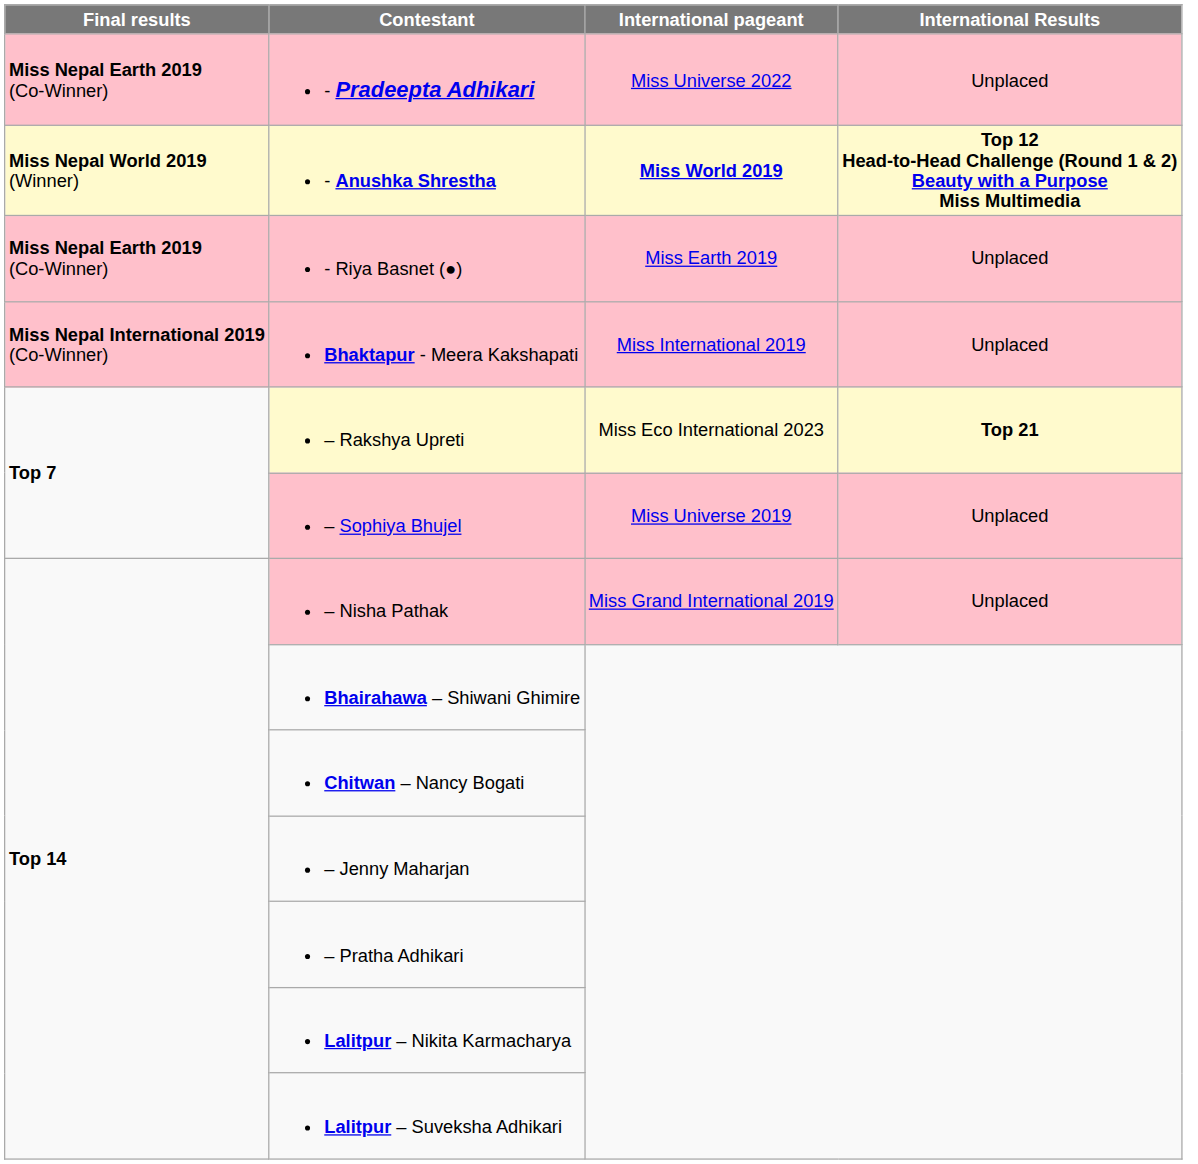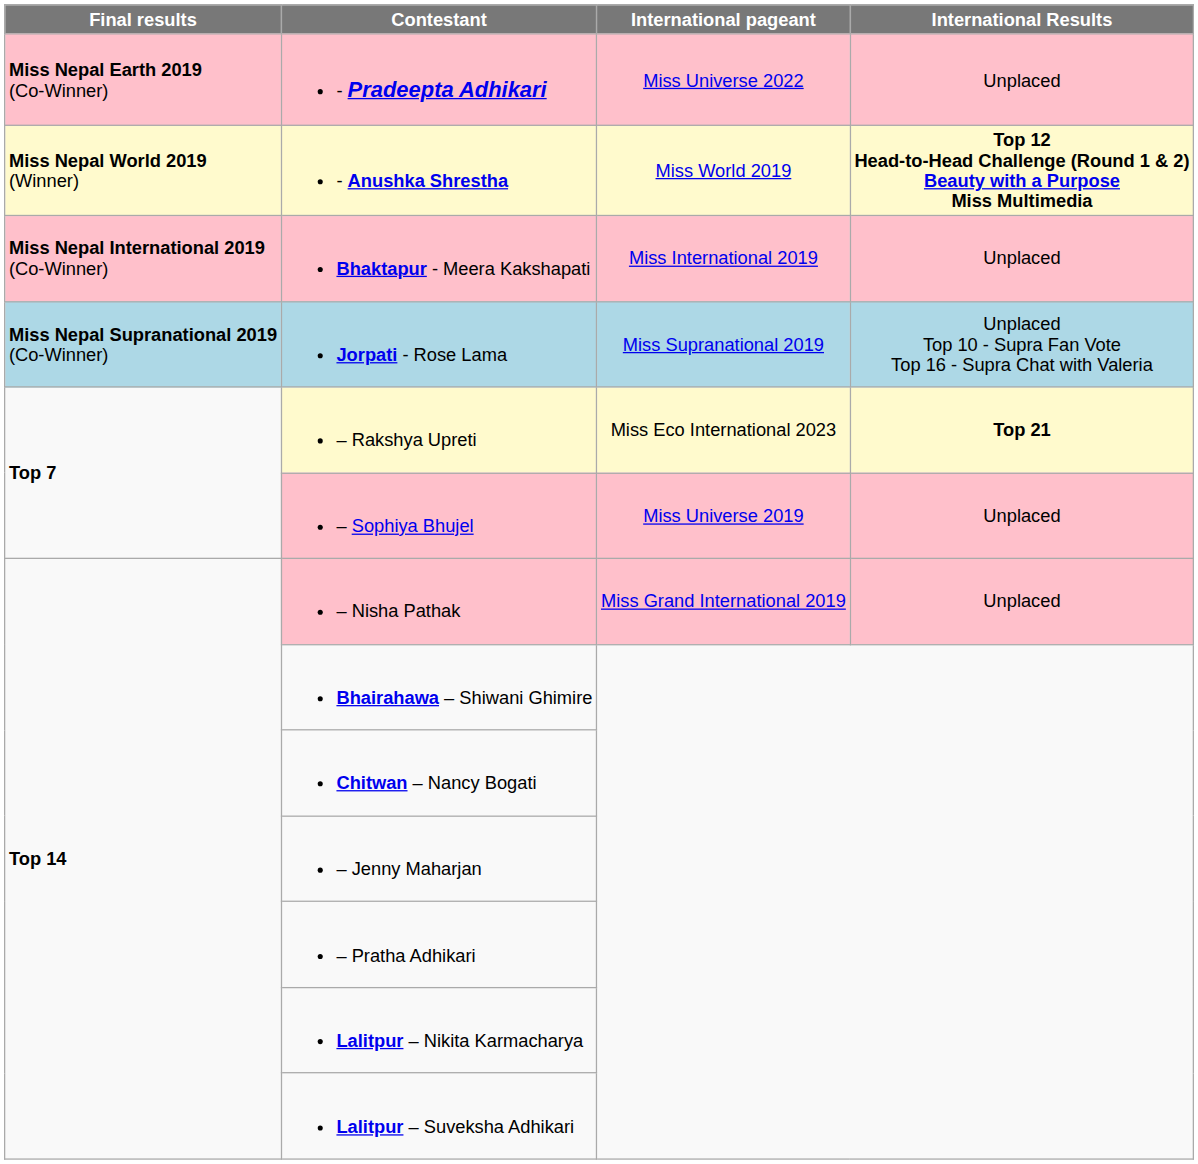(711, 171) bold -> (723, 171) normal
- row: (427, 269)
+ row: (439, 355)
